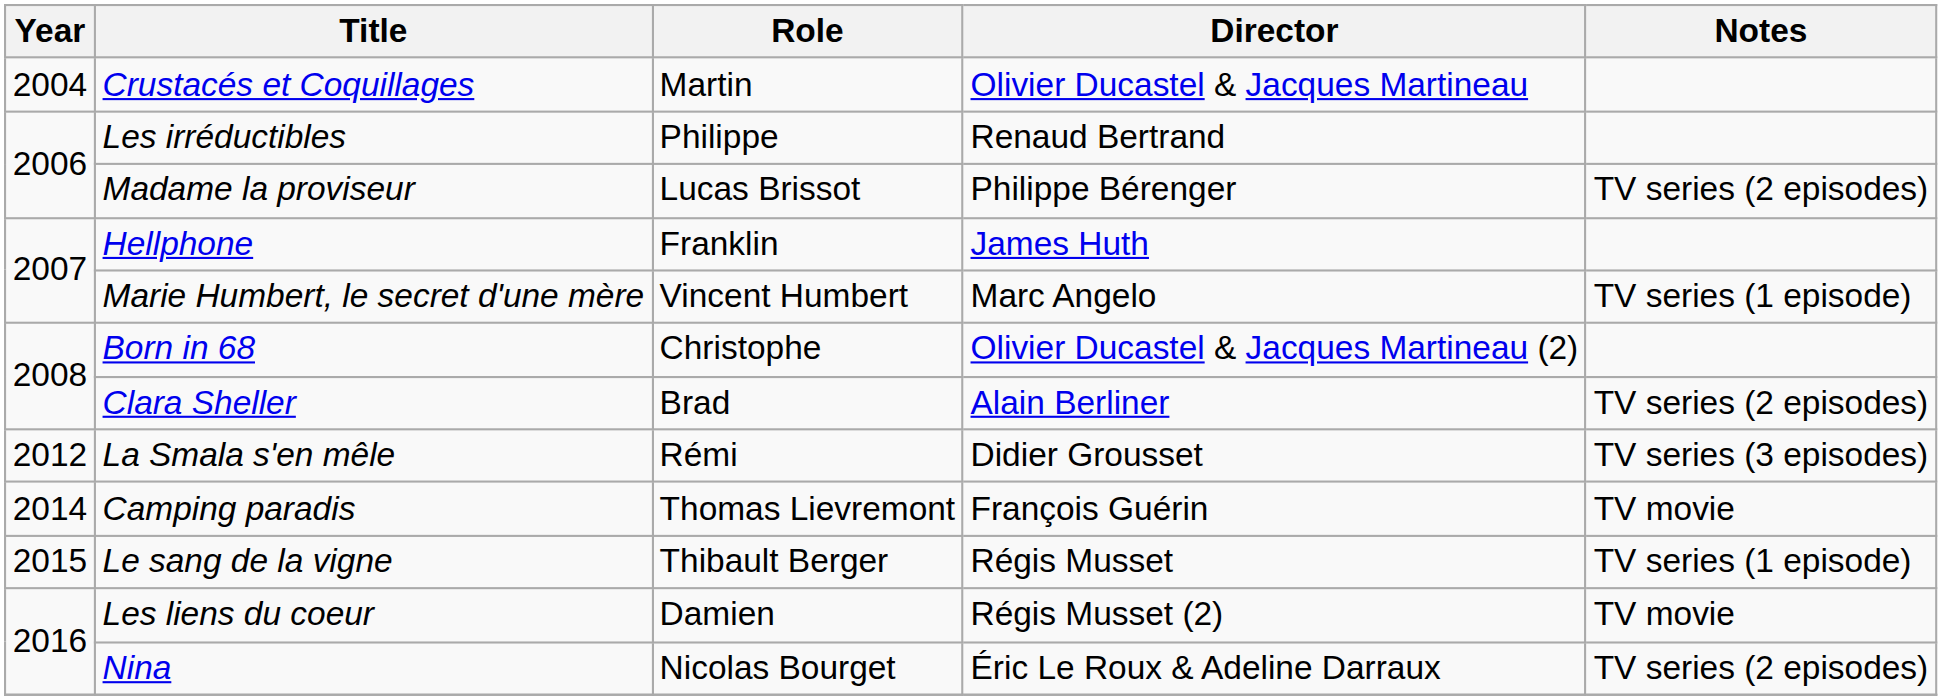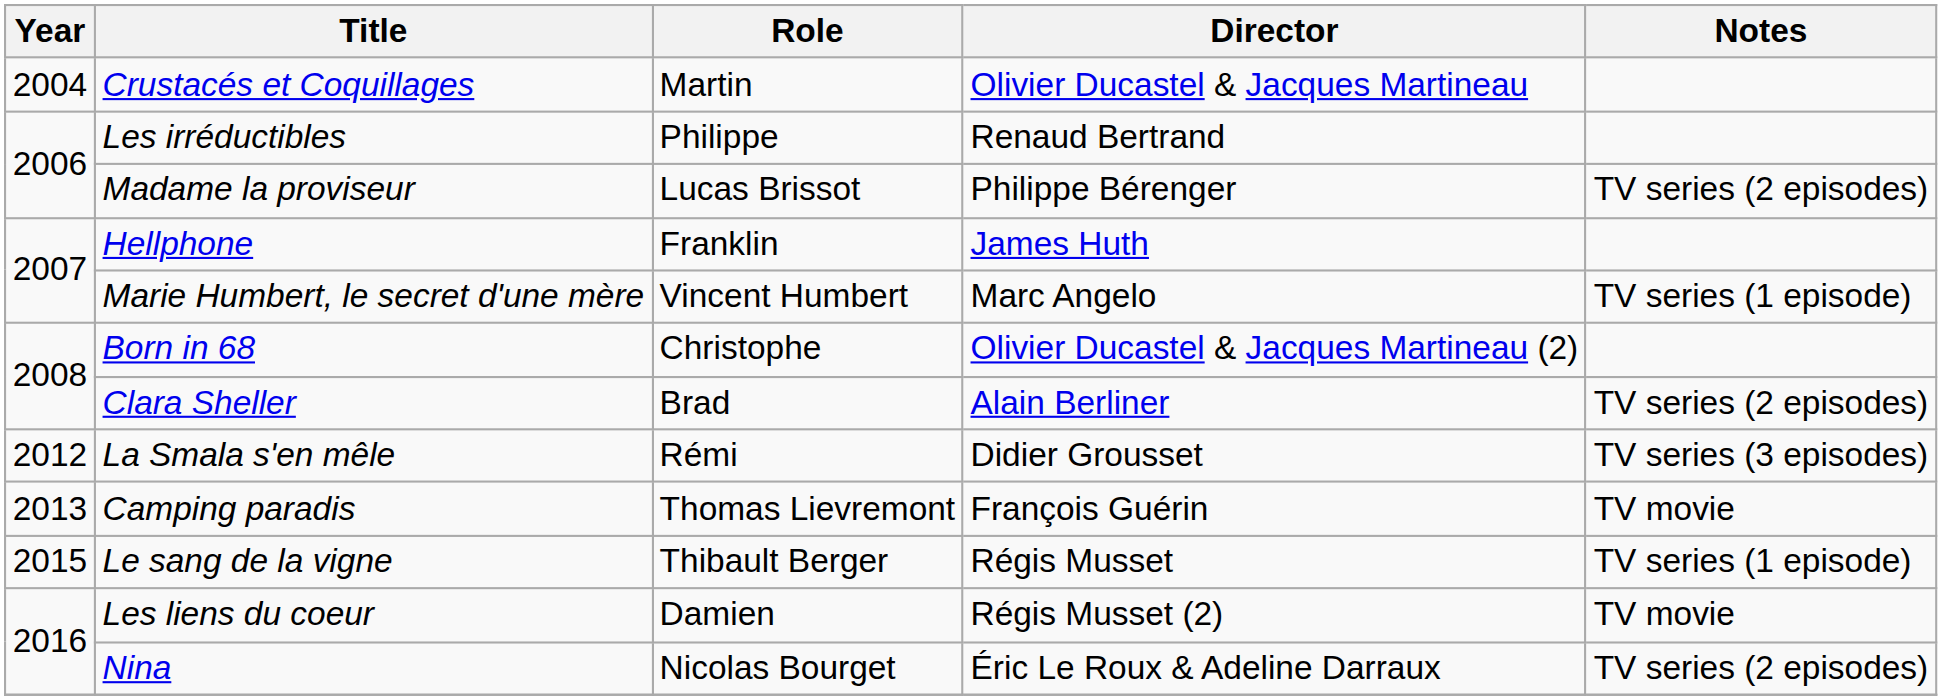(50, 508) 2014 -> (50, 508) 2013
